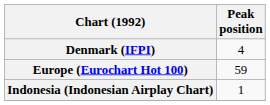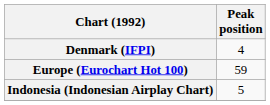(241, 89) 1 -> (241, 89) 5
